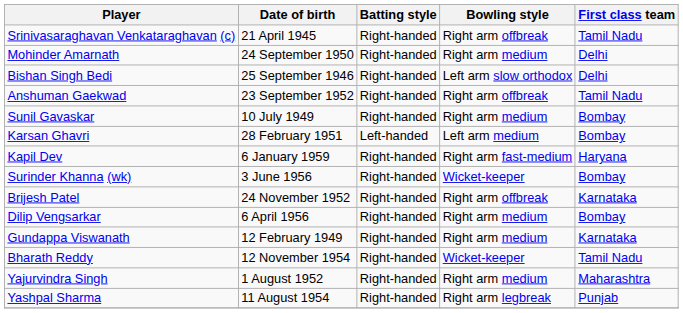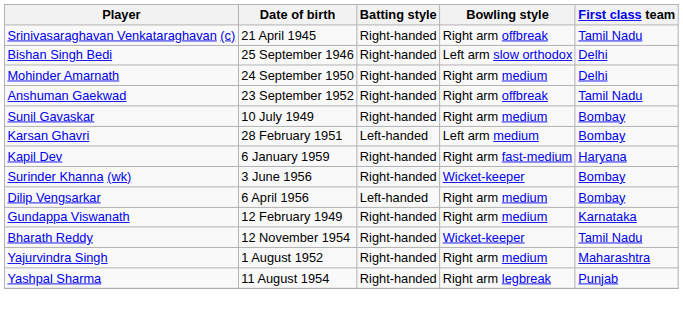rows swapped: (63, 55) <-> (60, 76)
- row: (43, 197)
(398, 217) Right-handed -> (394, 197) Left-handed
